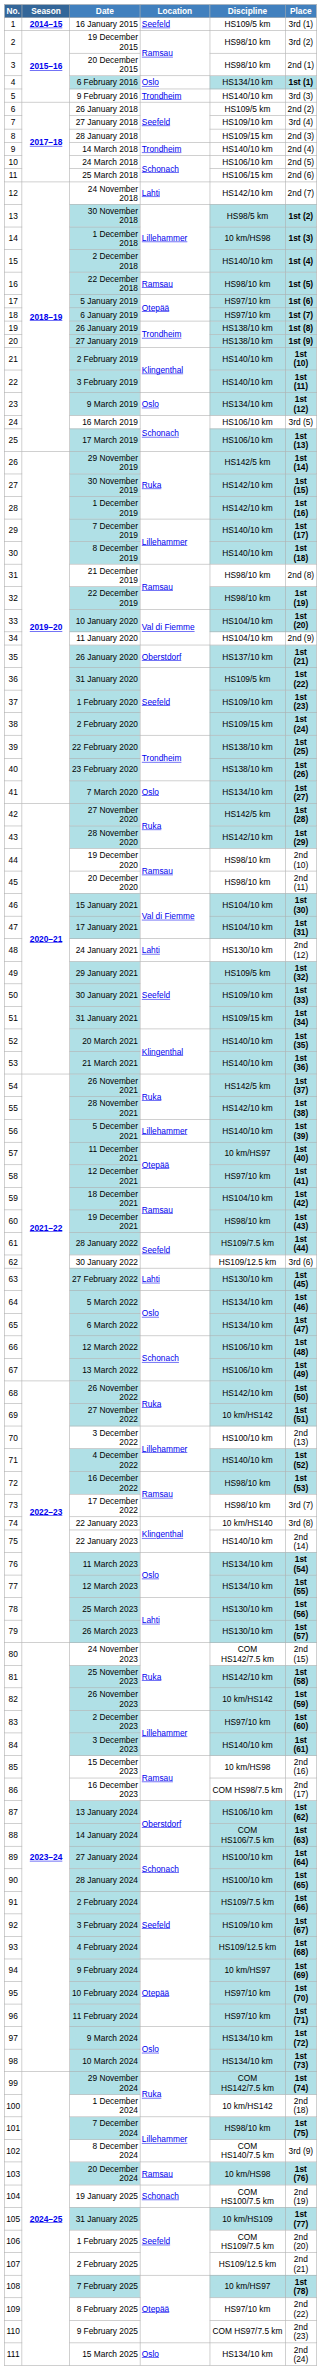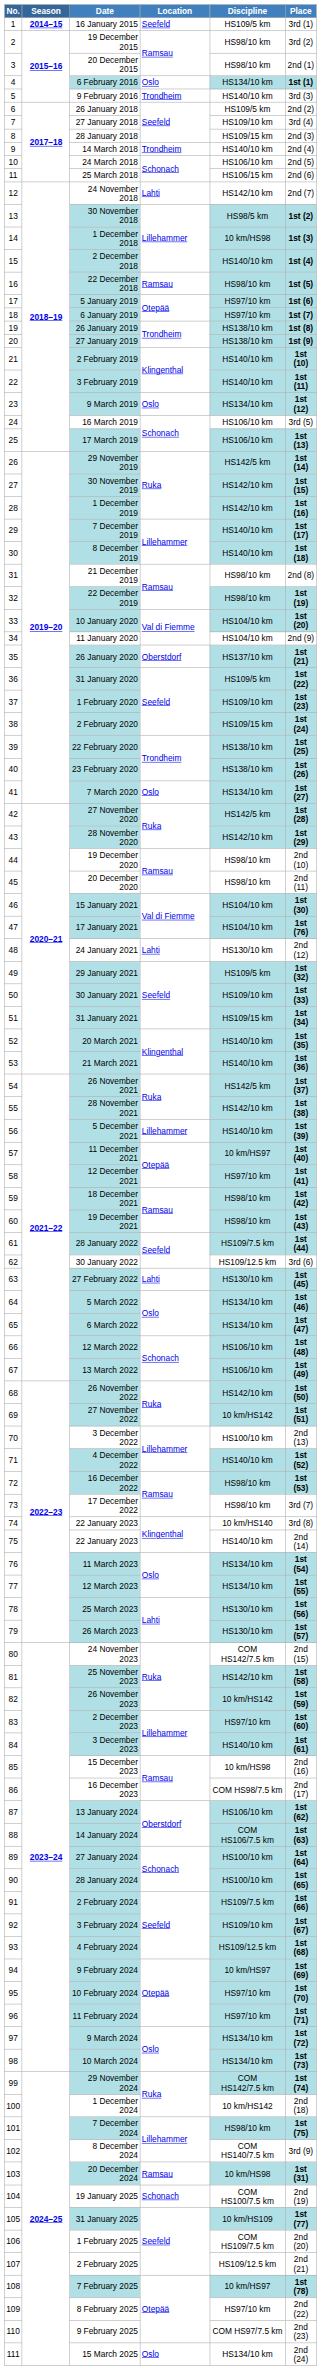(301, 928) 1st (31) -> (301, 928) 1st (76)
(247, 1199) HS104/10 km -> (247, 1199) HS98/10 km
(301, 2174) 1st (76) -> (301, 2174) 1st (31)
